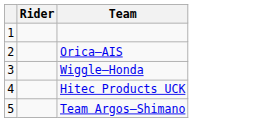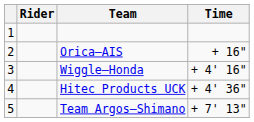+ column: (219, 14)
